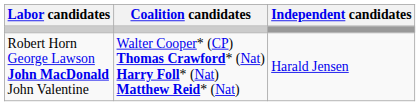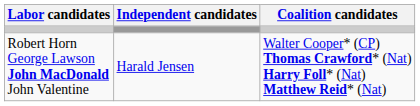columns swapped: (191, 15) <-> (341, 15)
